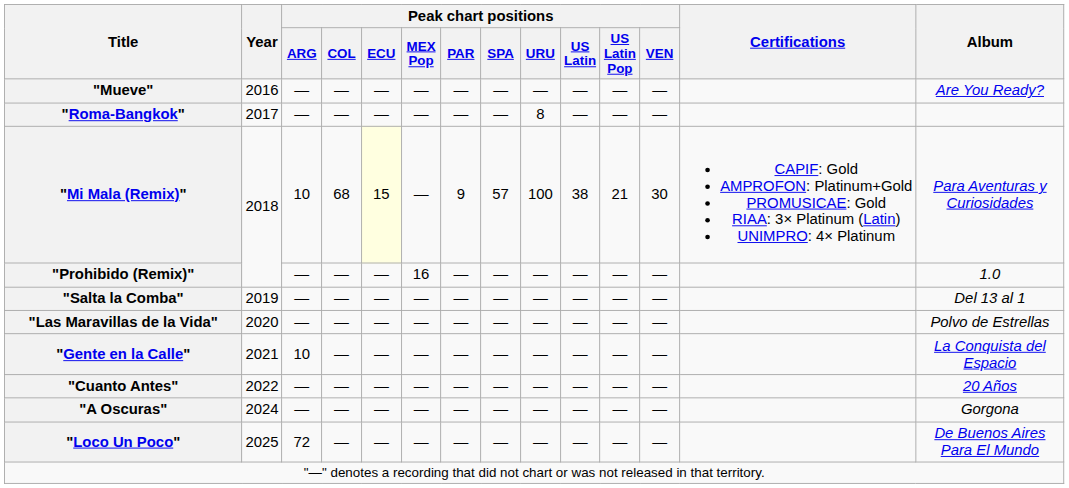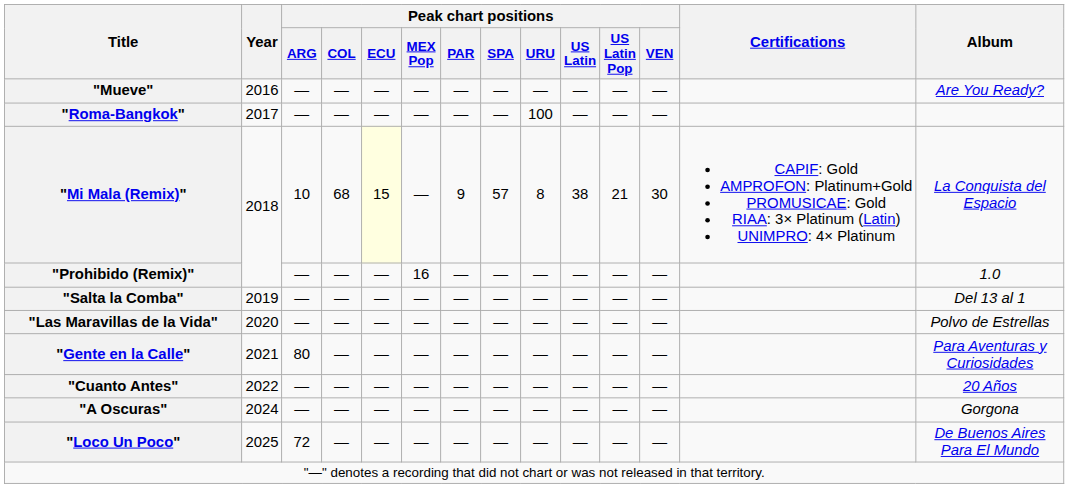(540, 114) 8 -> (540, 114) 100
(540, 194) 100 -> (540, 194) 8
(990, 194) Para Aventuras y Curiosidades -> (990, 194) La Conquista del Espacio
(302, 354) 10 -> (302, 354) 80
(990, 354) La Conquista del Espacio -> (990, 354) Para Aventuras y Curiosidades
